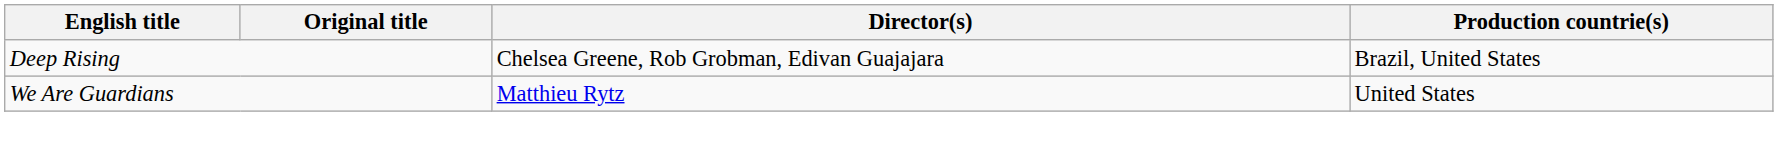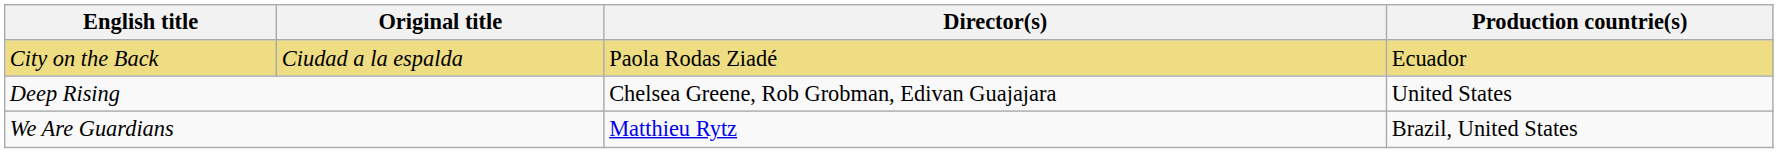+ row: (84, 57)
(1448, 57) Brazil, United States -> (1452, 93) United States
(1415, 93) United States -> (1485, 128) Brazil, United States
